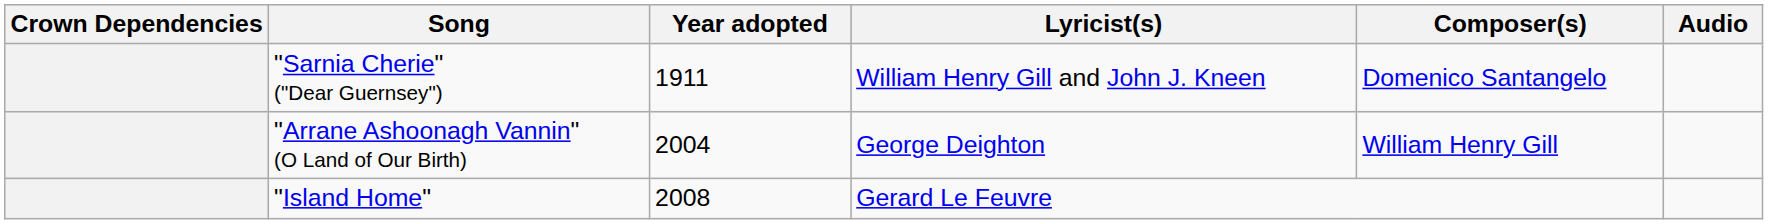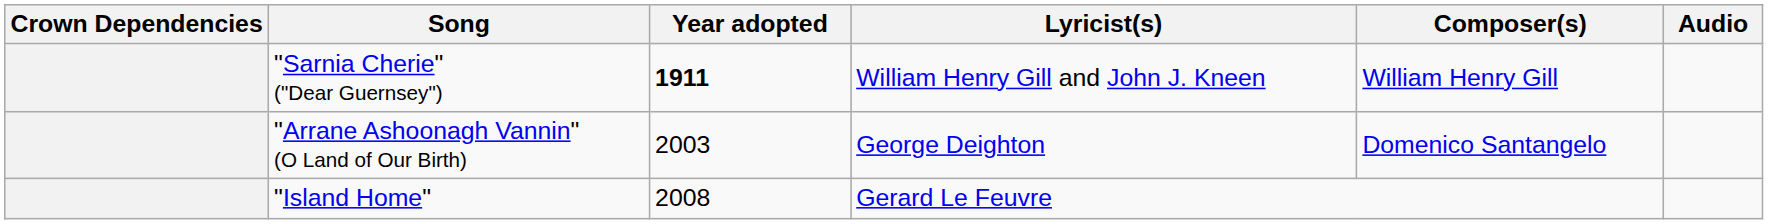(682, 77) normal -> (682, 77) bold
(1484, 77) Domenico Santangelo -> (1460, 77) William Henry Gill
(683, 144) 2004 -> (683, 144) 2003
(1460, 144) William Henry Gill -> (1484, 144) Domenico Santangelo
